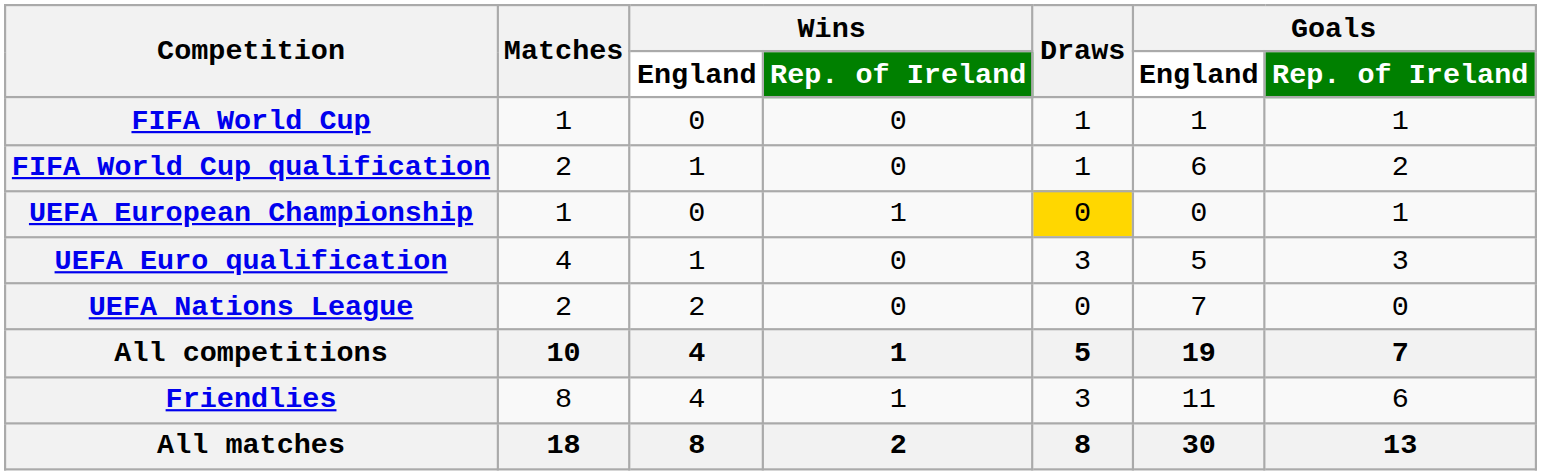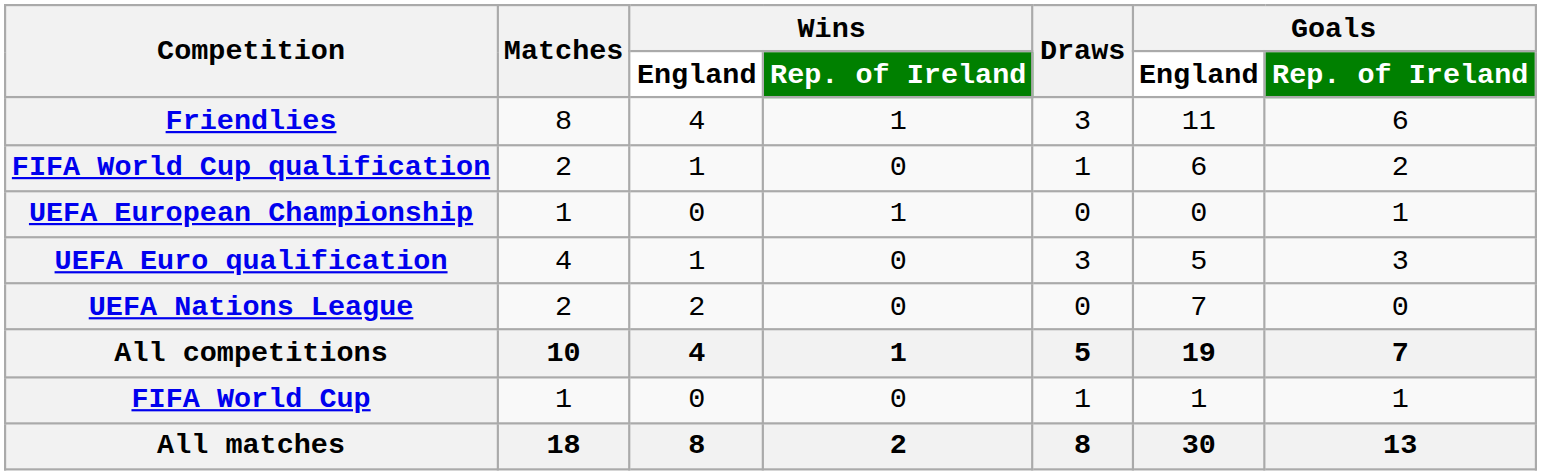rows swapped: (251, 121) <-> (251, 400)
(1083, 214) gold background -> (1083, 214) no background
